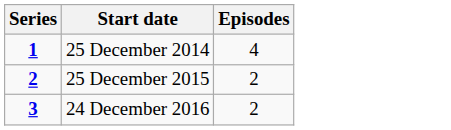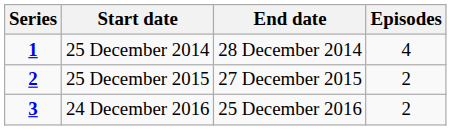+ column: (290, 19)
